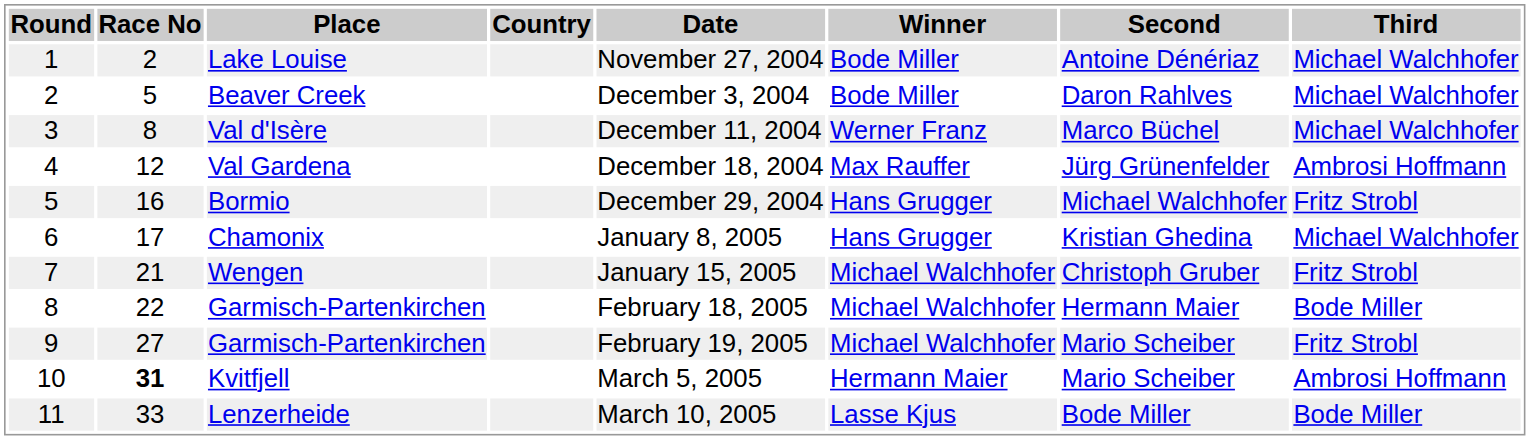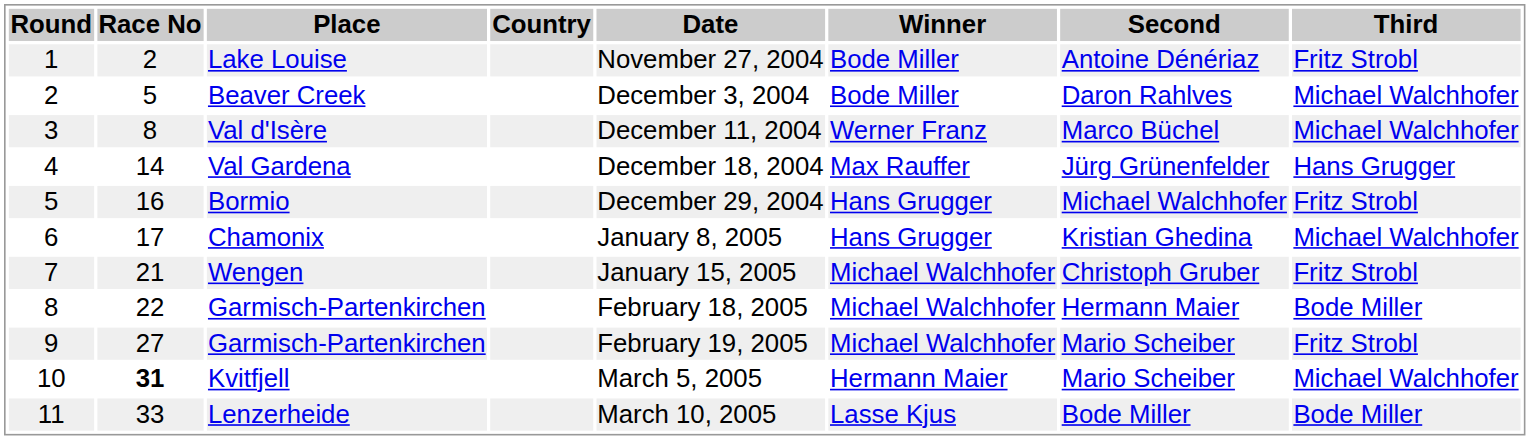(1406, 60) Michael Walchhofer -> (1356, 60) Fritz Strobl
(150, 166) 12 -> (150, 166) 14
(1400, 166) Ambrosi Hoffmann -> (1374, 166) Hans Grugger
(1400, 378) Ambrosi Hoffmann -> (1406, 378) Michael Walchhofer
